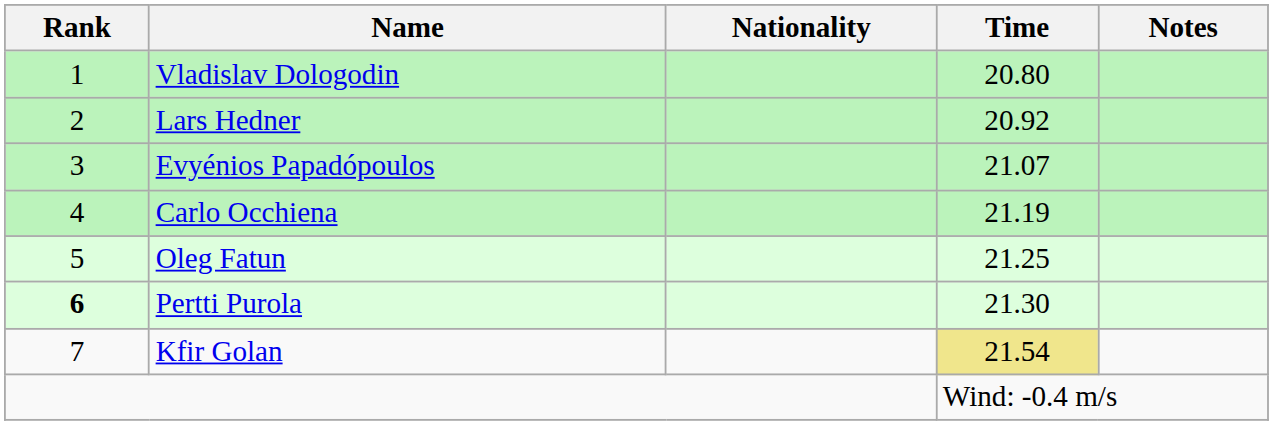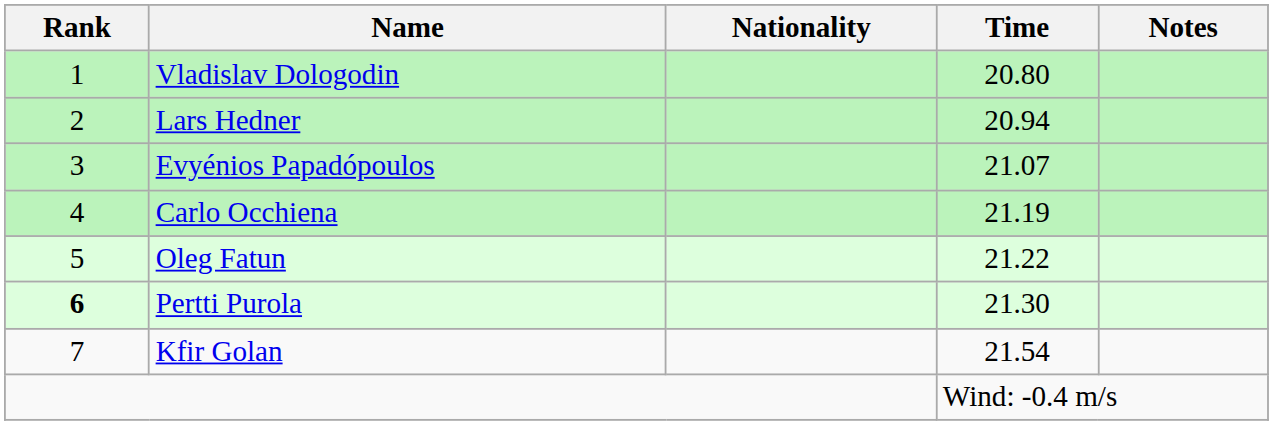(1017, 119) 20.92 -> (1017, 119) 20.94
(1017, 258) 21.25 -> (1017, 258) 21.22
(1017, 350) khaki background -> (1017, 350) no background
